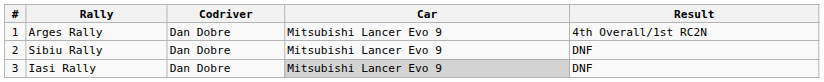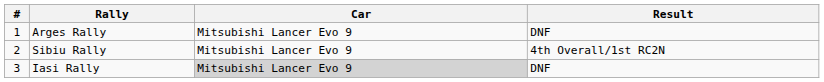- column: (226, 14)
(640, 32) 4th Overall/1st RC2N -> (540, 32) DNF
(582, 50) DNF -> (598, 50) 4th Overall/1st RC2N
